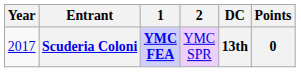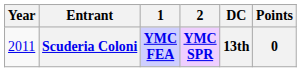(22, 46) 2017 -> (22, 46) 2011
(199, 46) normal -> (200, 46) bold
